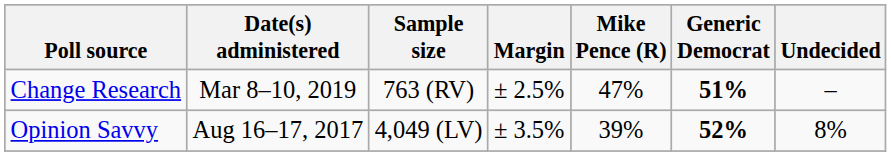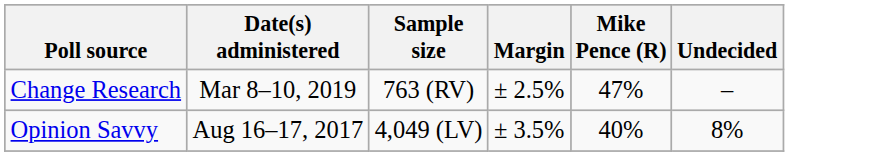- column: (723, 37)
(621, 130) 39% -> (621, 130) 40%
